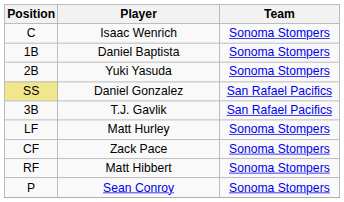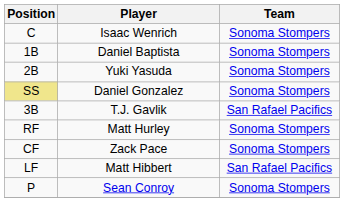(279, 91) San Rafael Pacifics -> (279, 91) Sonoma Stompers
(31, 129) LF -> (31, 129) RF
(31, 168) RF -> (31, 168) LF
(279, 168) Sonoma Stompers -> (279, 168) San Rafael Pacifics
